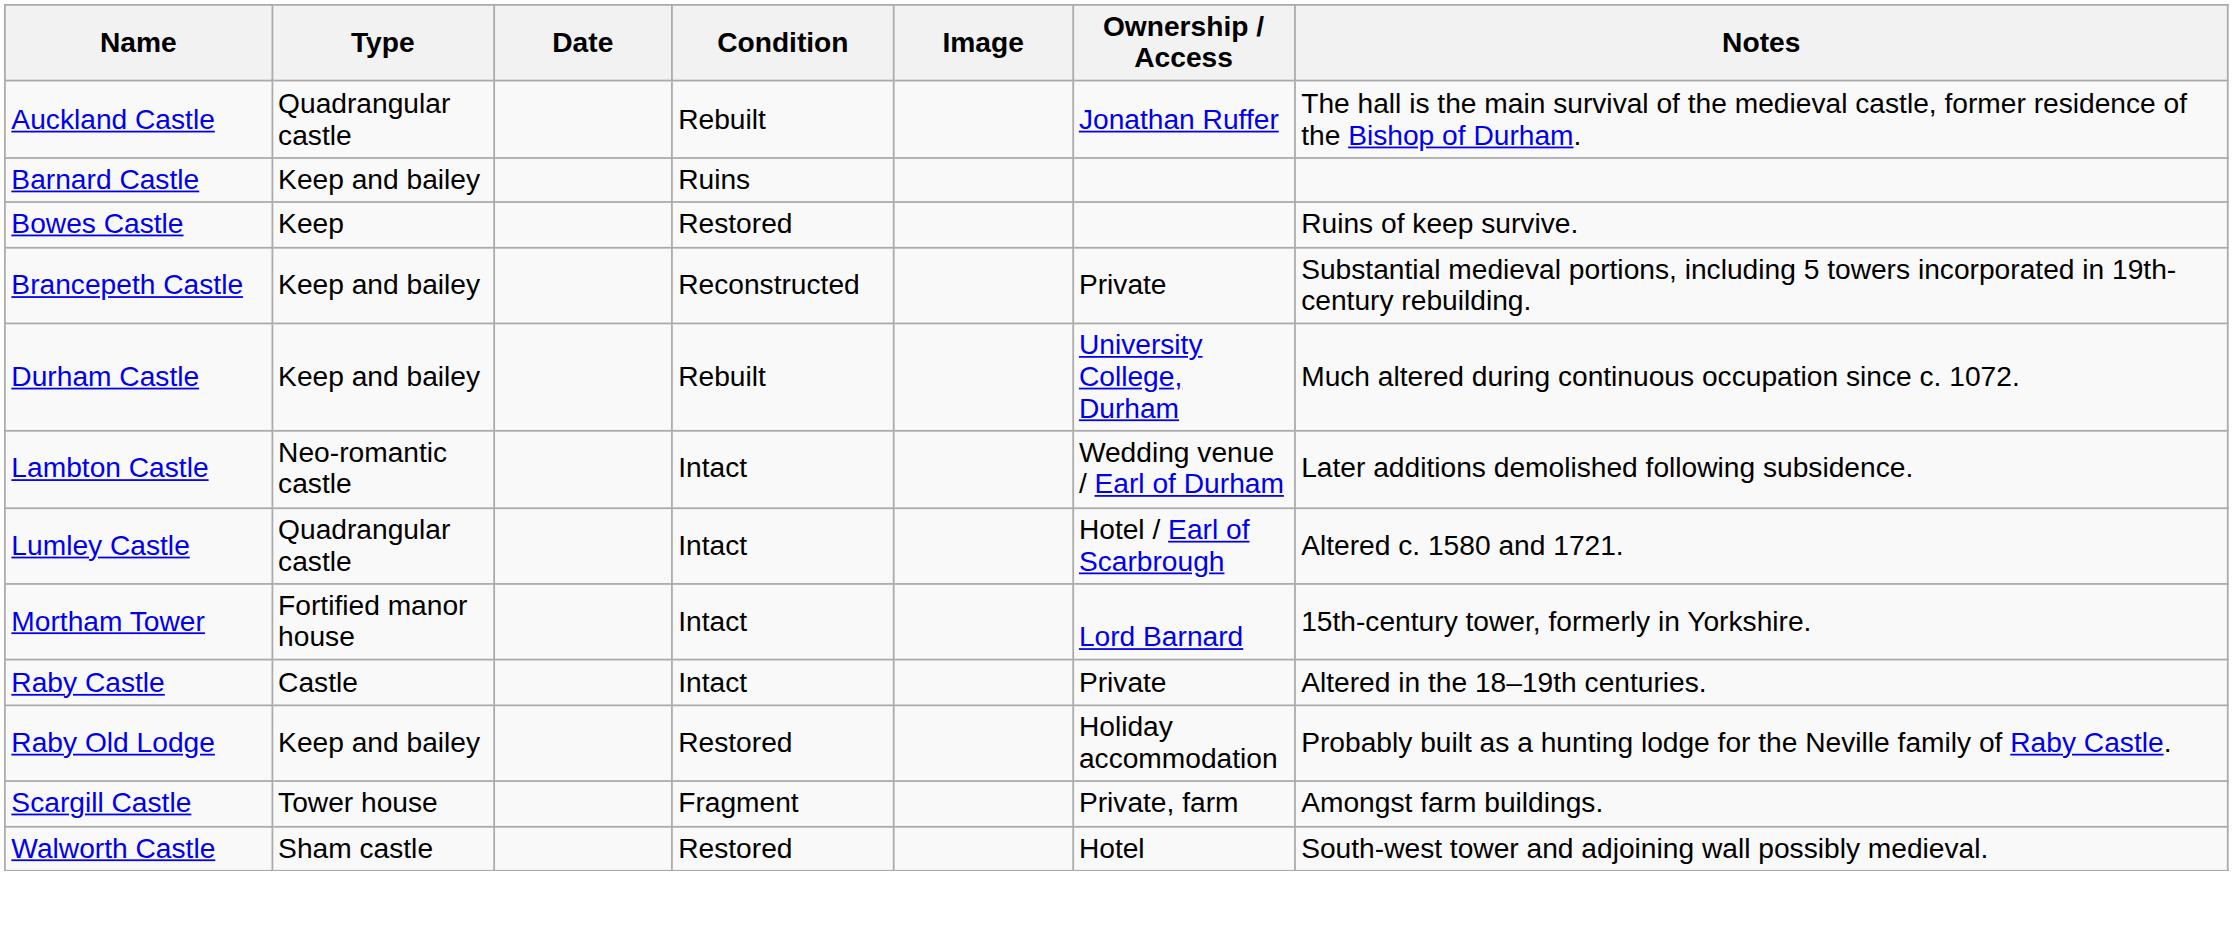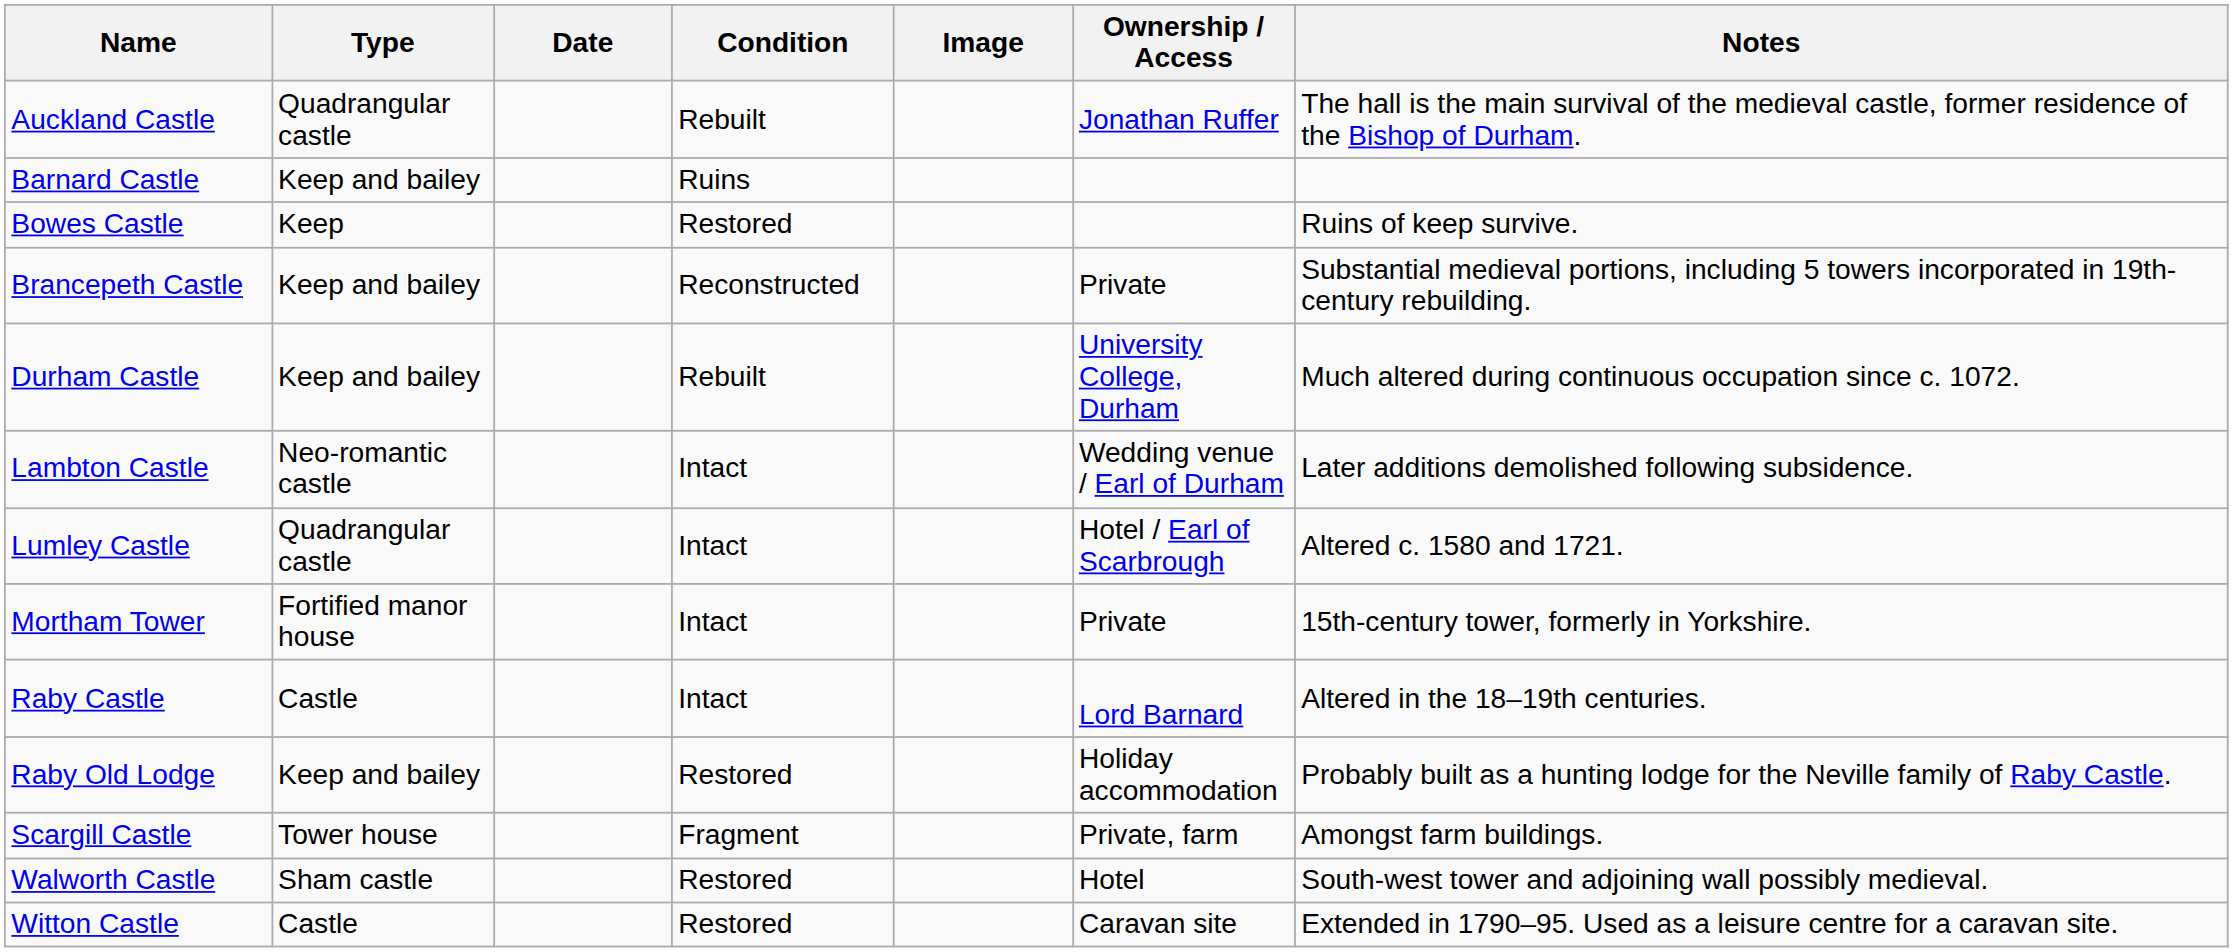(1161, 637) Lord Barnard -> (1123, 621) Private
(1123, 682) Private -> (1161, 713) Lord Barnard
+ row: (95, 924)
